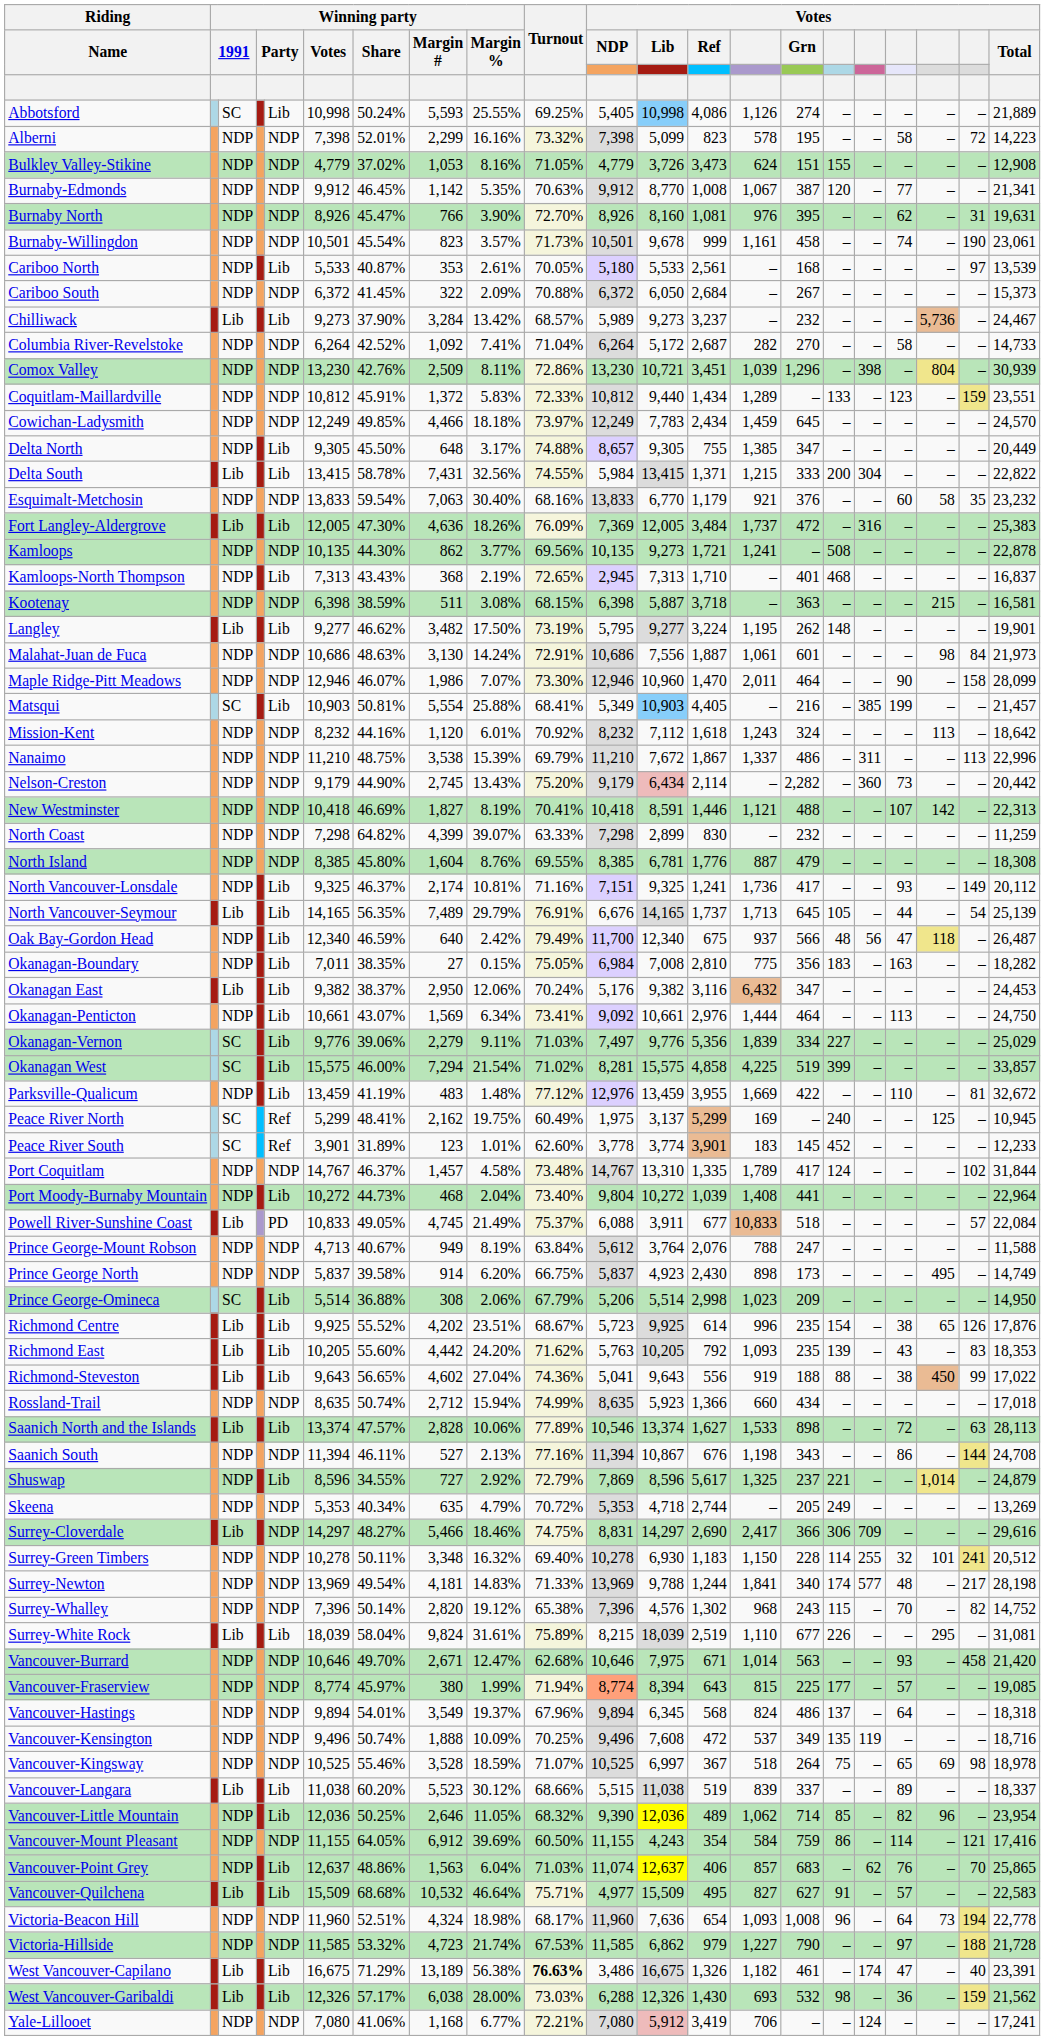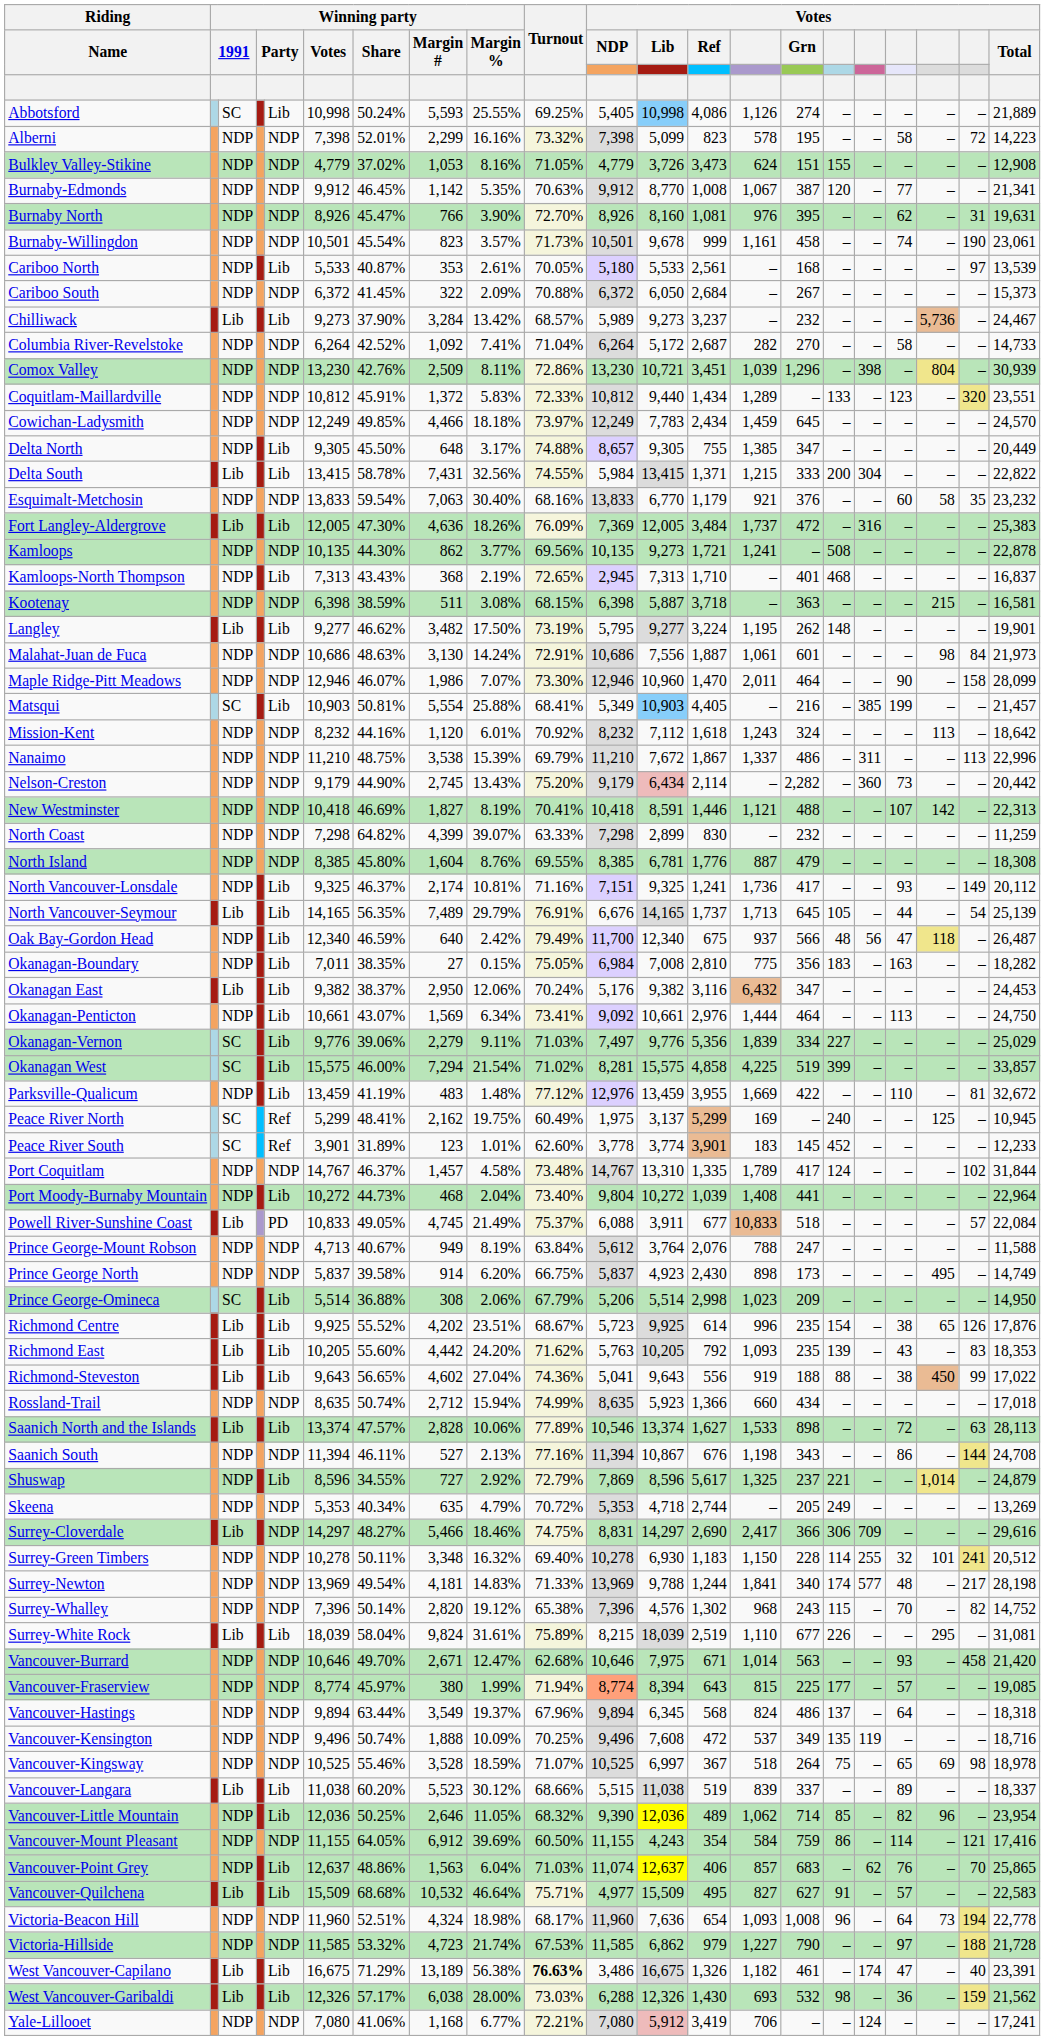(974, 396) 159 -> (974, 396) 320
(381, 1712) 54.01% -> (381, 1712) 63.44%
